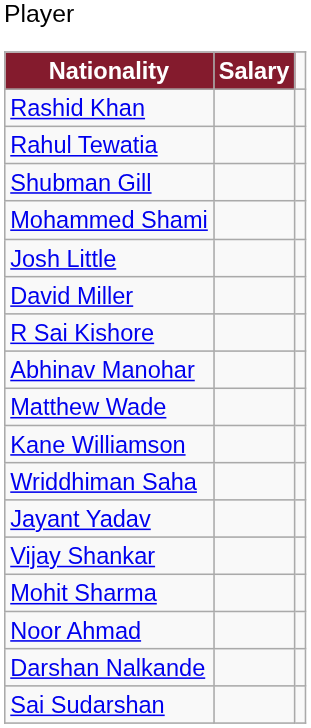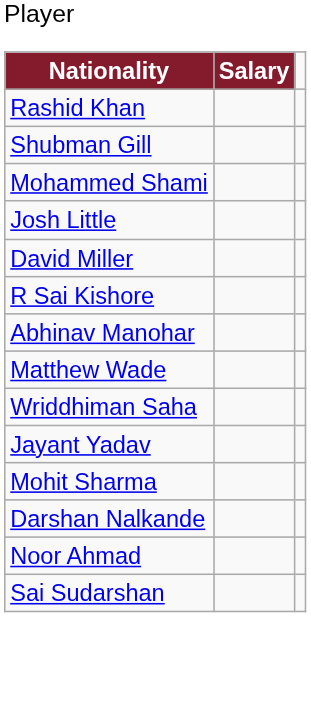- row: (84, 145)
- row: (98, 444)
- row: (83, 556)
rows swapped: (76, 630) <-> (108, 668)
